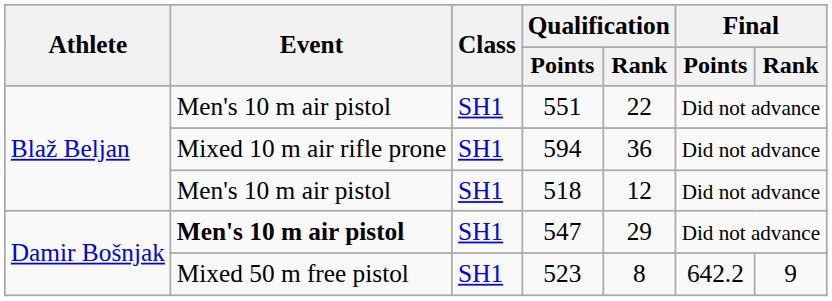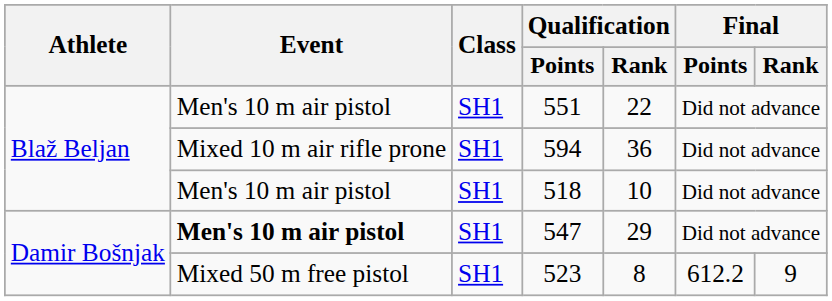(639, 190) 12 -> (639, 190) 10
(715, 274) 642.2 -> (715, 274) 612.2
